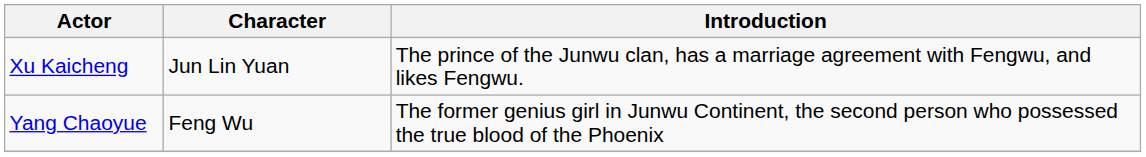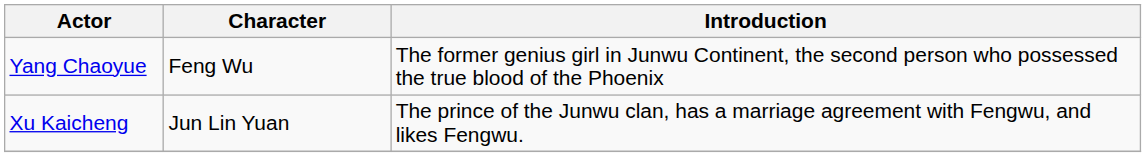rows swapped: (78, 122) <-> (69, 66)
